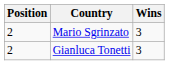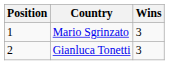(10, 32) 2 -> (10, 32) 1
